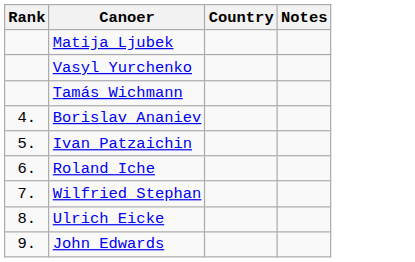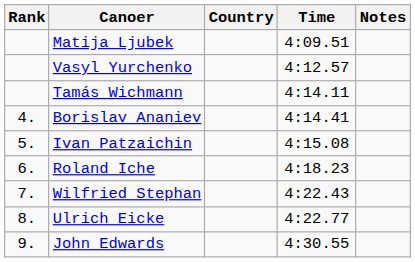+ column: (317, 17)
